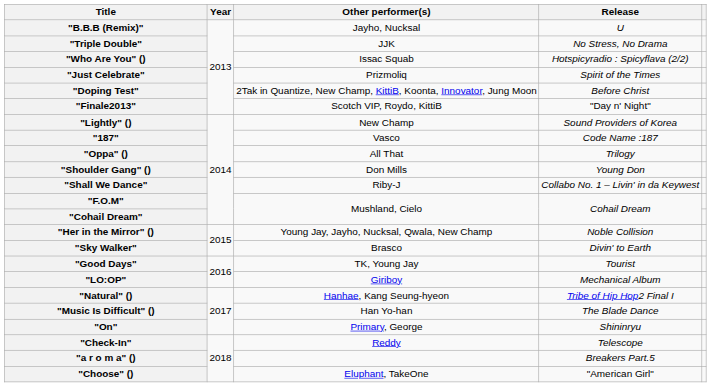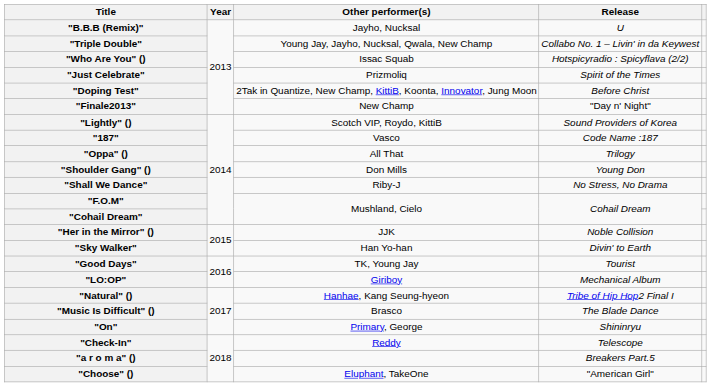(386, 43) JJK -> (386, 43) Young Jay, Jayho, Nucksal, Qwala, New Champ
(620, 43) No Stress, No Drama -> (620, 43) Collabo No. 1 – Livin' in da Keywest
(386, 106) Scotch VIP, Roydo, KittiB -> (386, 106) New Champ
(386, 122) New Champ -> (386, 122) Scotch VIP, Roydo, KittiB
(620, 185) Collabo No. 1 – Livin' in da Keywest -> (620, 185) No Stress, No Drama
(386, 232) Young Jay, Jayho, Nucksal, Qwala, New Champ -> (386, 232) JJK
(386, 248) Brasco -> (386, 248) Han Yo-han
(386, 311) Han Yo-han -> (386, 311) Brasco
